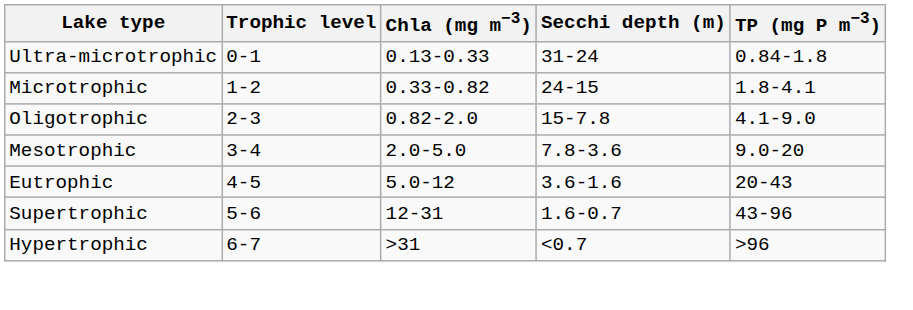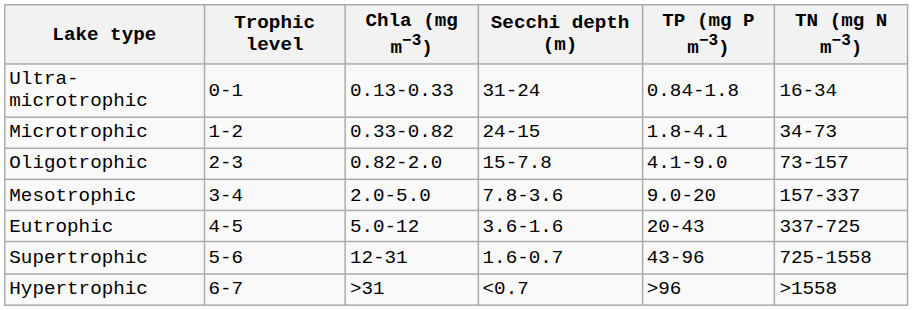+ column: (841, 34)
